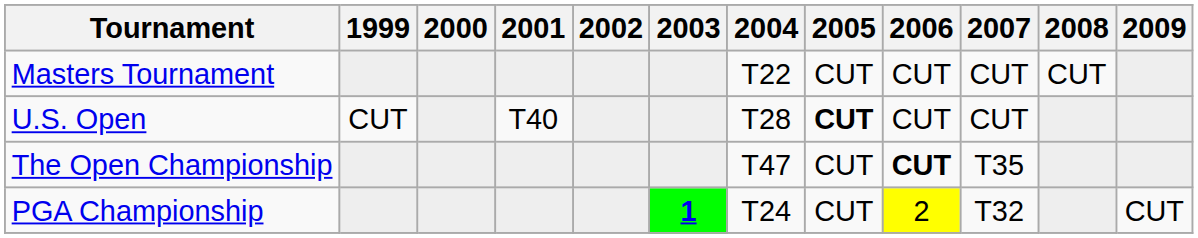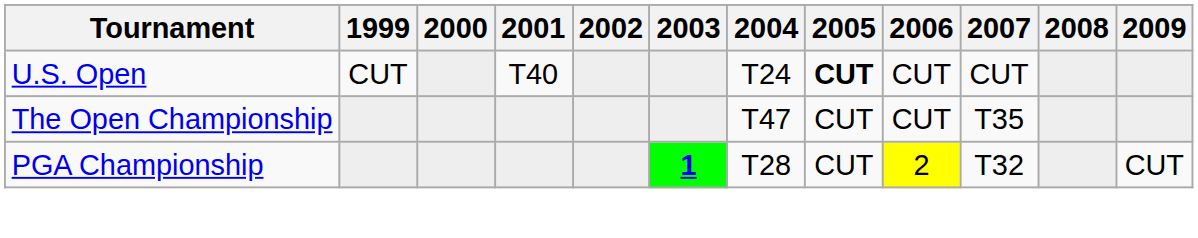- row: (143, 74)
(766, 119) T28 -> (766, 74) T24
(921, 165) bold -> (921, 119) normal
(766, 211) T24 -> (766, 165) T28
